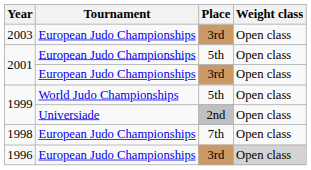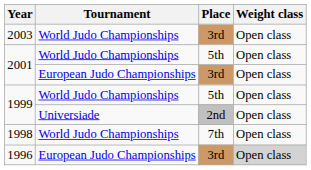(117, 34) European Judo Championships -> (108, 34) World Judo Championships
(117, 54) European Judo Championships -> (108, 54) World Judo Championships
(117, 134) European Judo Championships -> (108, 134) World Judo Championships
